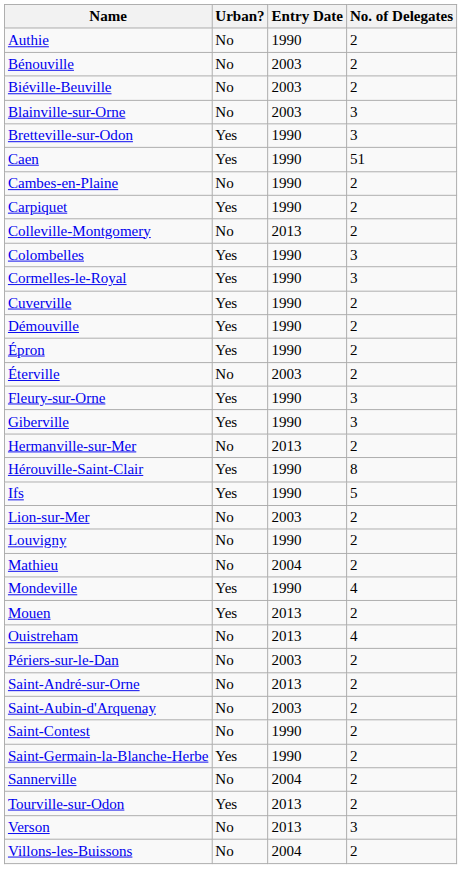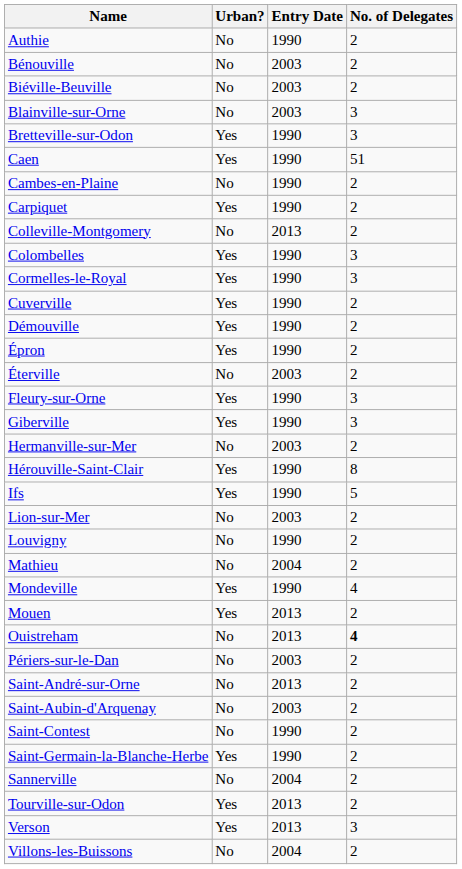(287, 445) 2013 -> (287, 445) 2003
(354, 636) normal -> (354, 636) bold
(225, 827) No -> (226, 827) Yes
